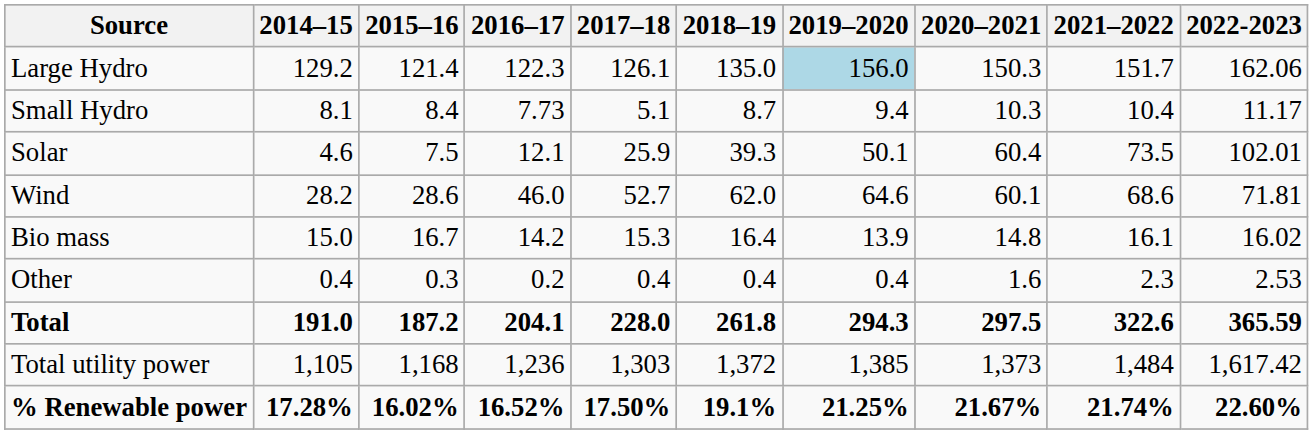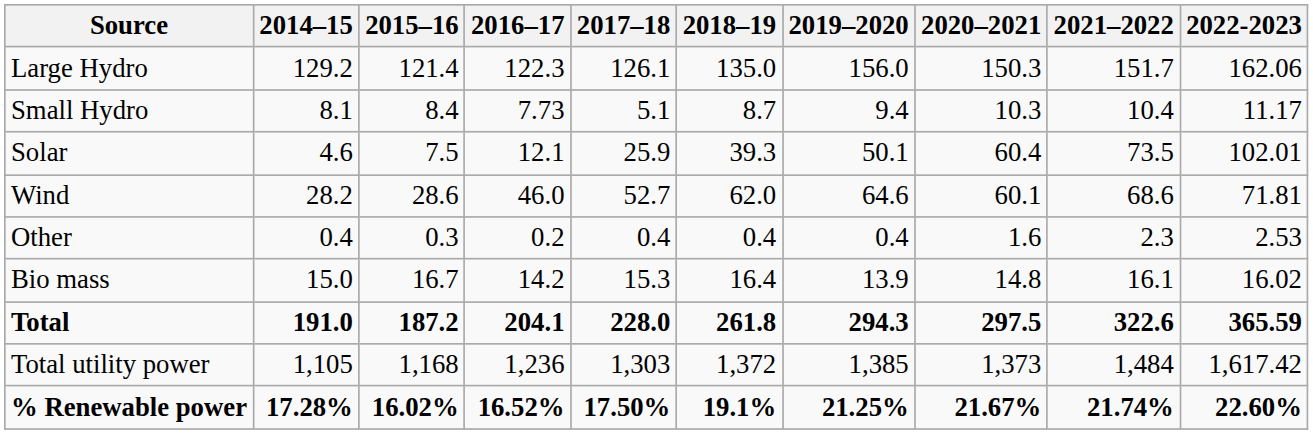(879, 68) lightblue background -> (879, 68) no background
rows swapped: (60, 237) <-> (41, 279)
